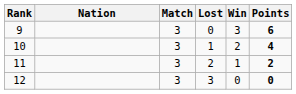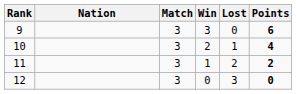columns swapped: (237, 13) <-> (211, 13)
